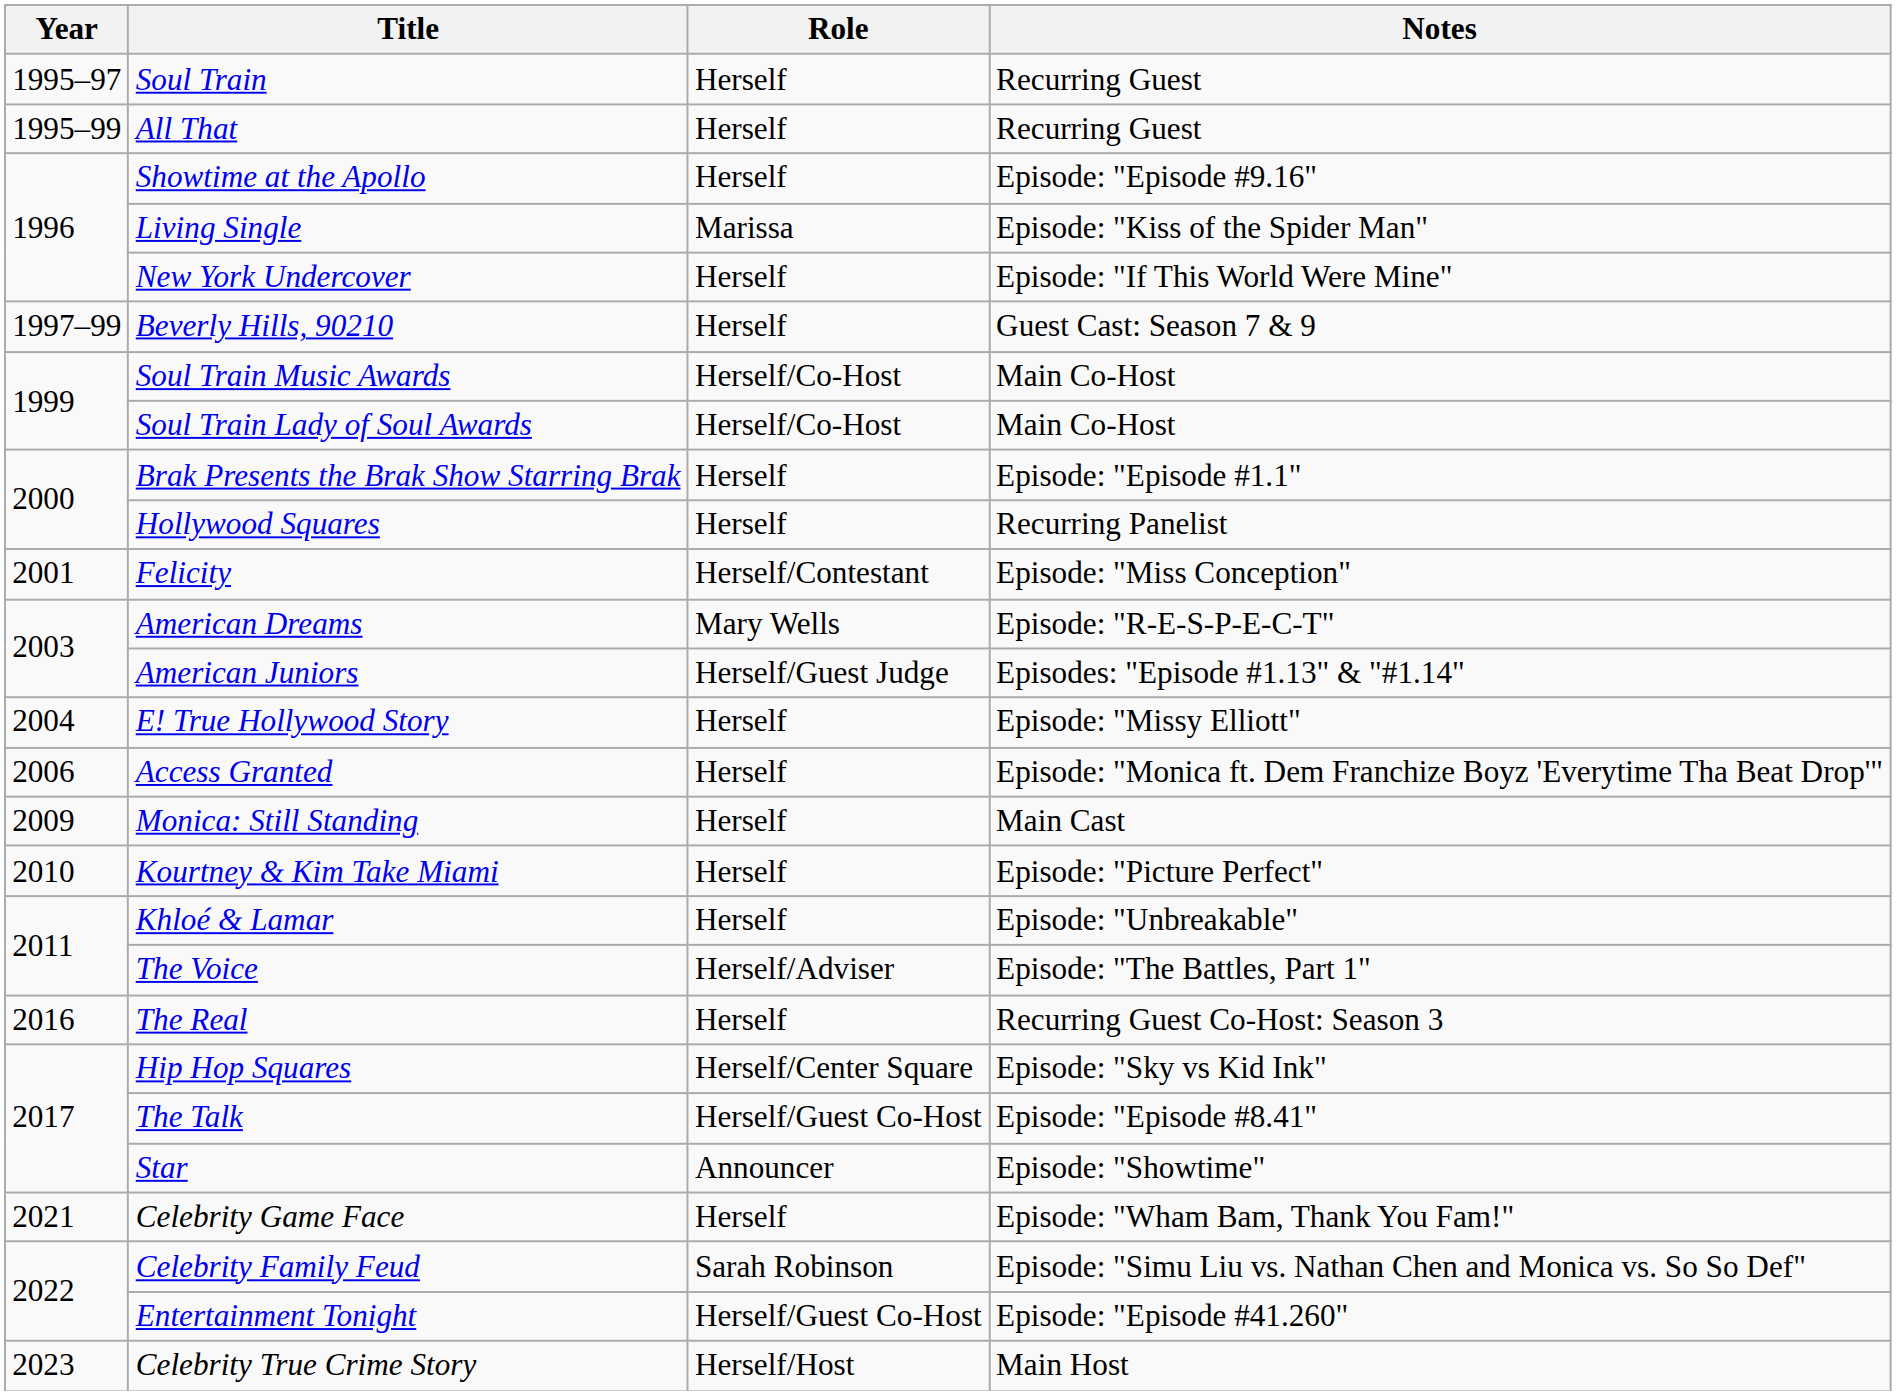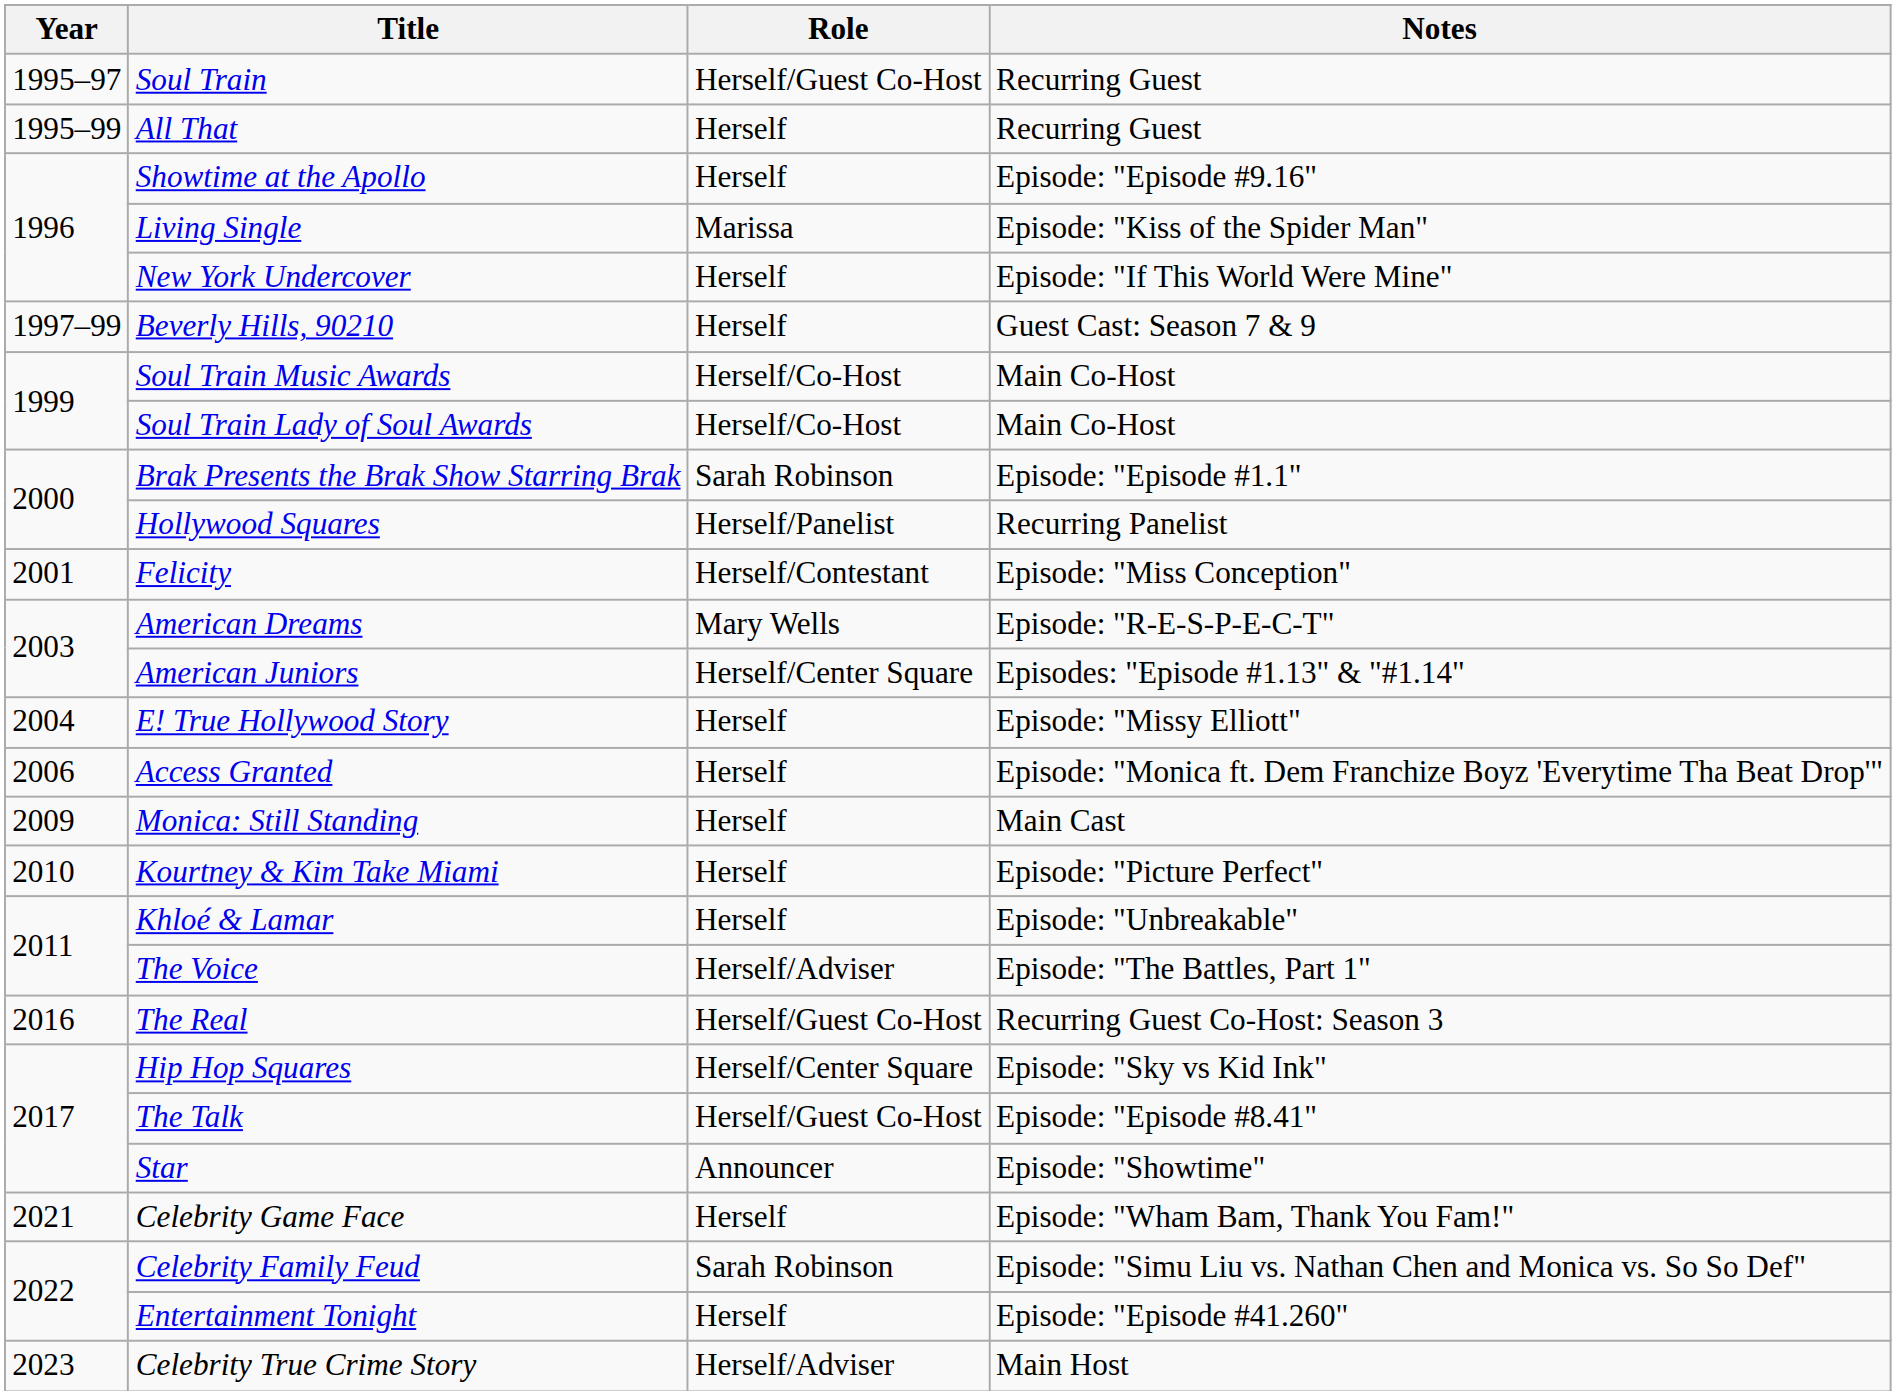(741, 78) Herself -> (838, 78) Herself/Guest Co-Host
(741, 474) Herself -> (794, 474) Sarah Robinson
(741, 524) Herself -> (795, 524) Herself/Panelist
(822, 672) Herself/Guest Judge -> (834, 672) Herself/Center Square
(741, 1018) Herself -> (838, 1018) Herself/Guest Co-Host
(838, 1315) Herself/Guest Co-Host -> (741, 1315) Herself
(775, 1365) Herself/Host -> (795, 1365) Herself/Adviser
